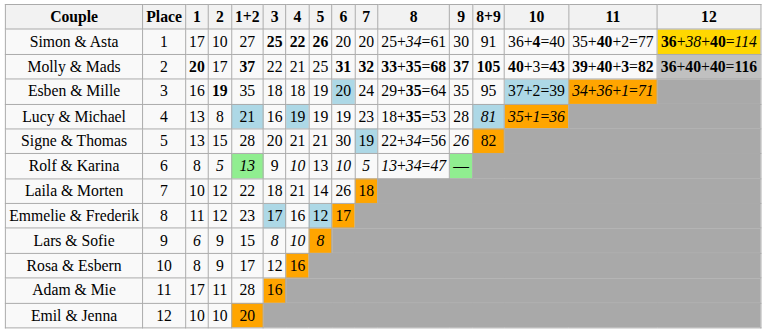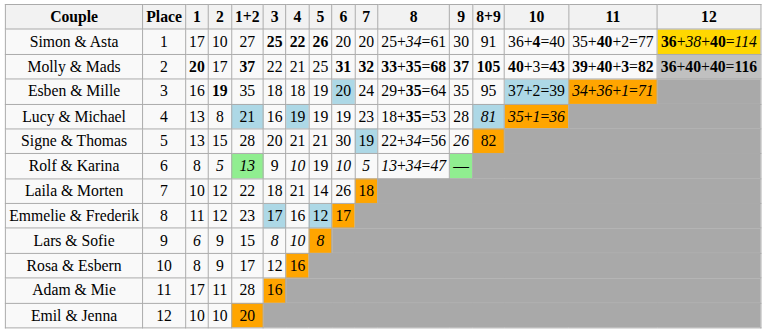(320, 166) 13 -> (320, 166) 19
